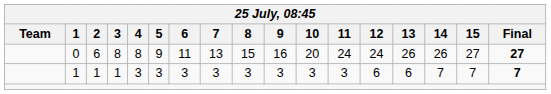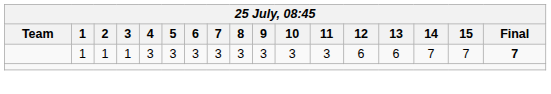- row: (76, 53)
